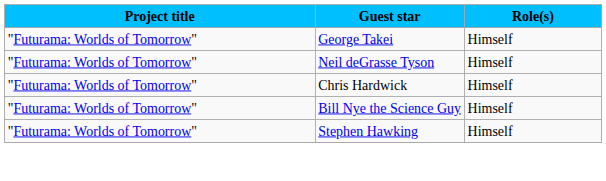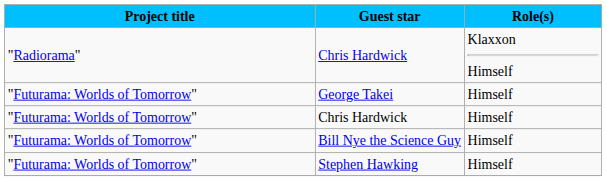+ row: (44, 55)
- row: (102, 62)
